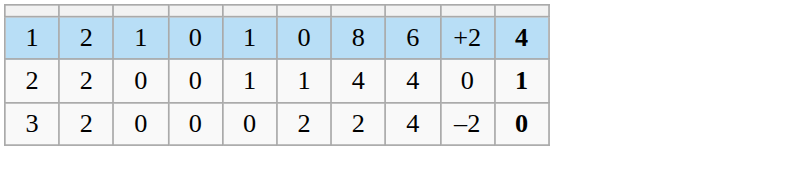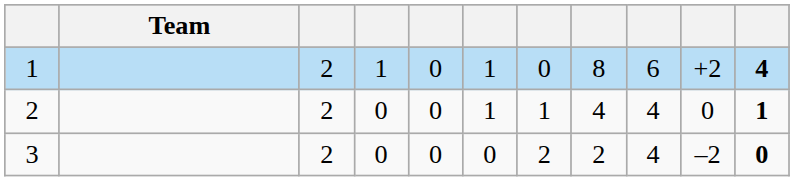+ column: (179, 25)
